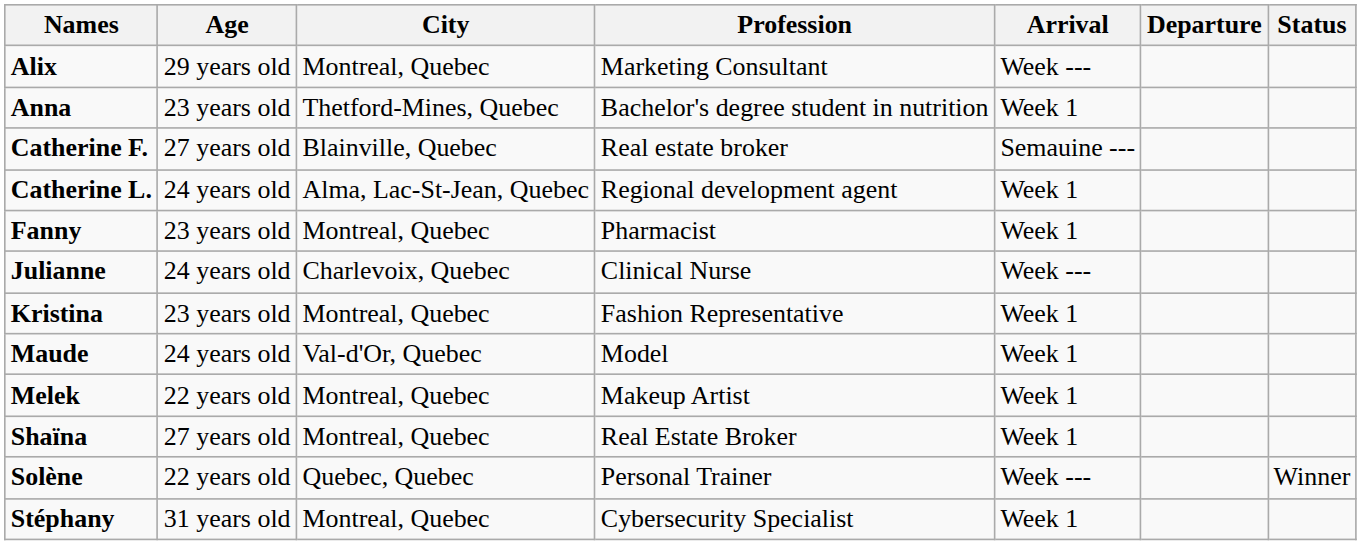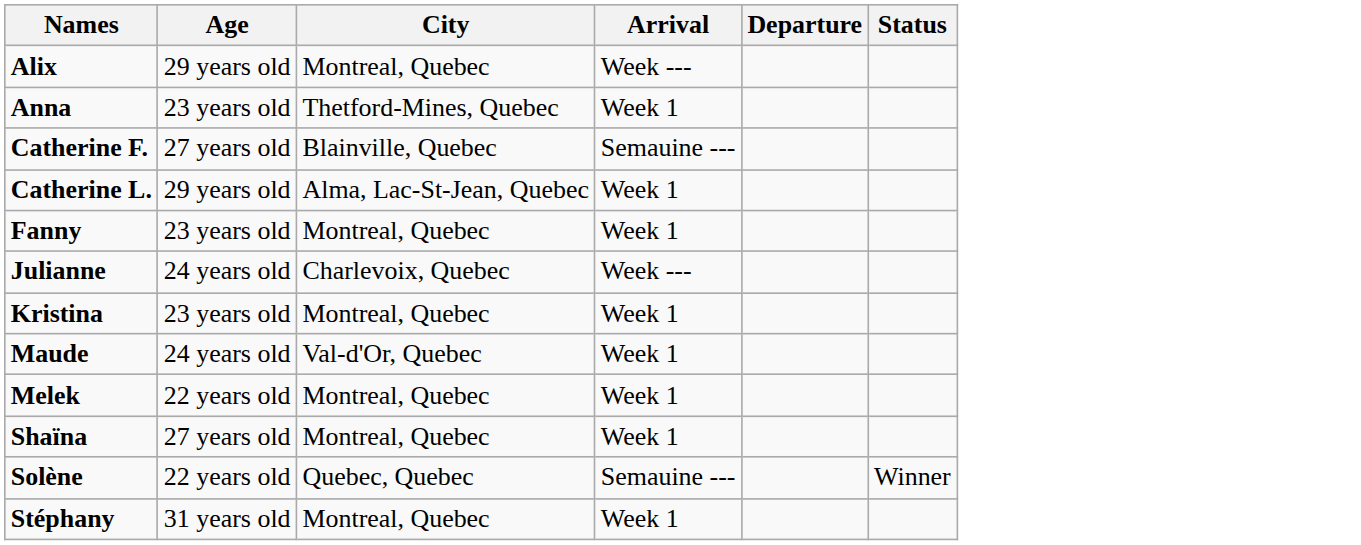- column: (795, 25)
(227, 189) 24 years old -> (227, 189) 29 years old
(1046, 477) Week --- -> (668, 477) Semauine ---
